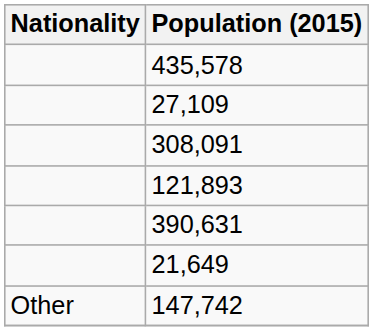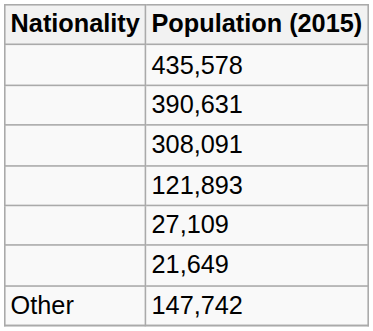rows swapped: (197, 225) <-> (190, 104)
